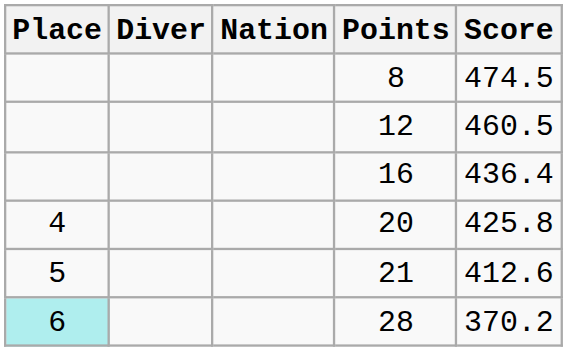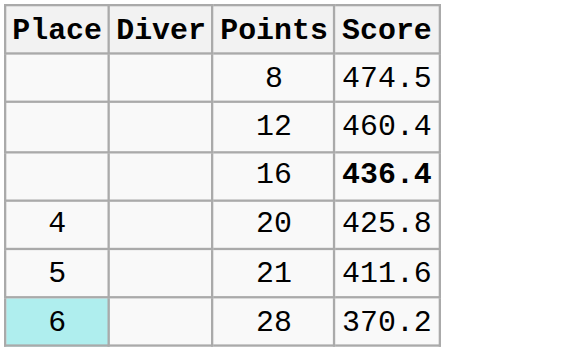- column: (274, 30)
(509, 127) 460.5 -> (387, 127) 460.4
(509, 176) normal -> (387, 176) bold
(509, 273) 412.6 -> (387, 273) 411.6
